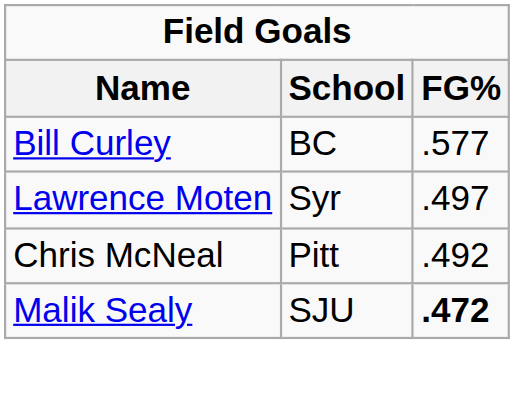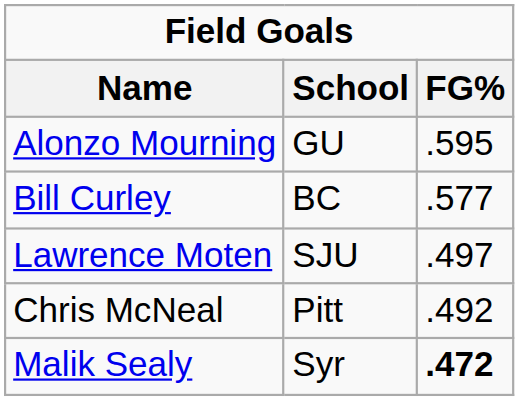+ row: (145, 143)
(315, 198) Syr -> (325, 254) SJU
(321, 310) SJU -> (319, 365) Syr
